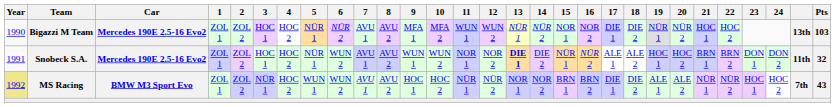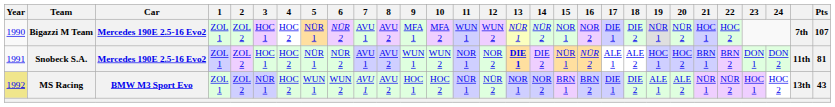(802, 32) 13th -> (802, 32) 7th
(822, 32) 103 -> (822, 32) 107
(341, 58) WUN 2 -> (340, 58) NÜR 2
(822, 58) 32 -> (822, 58) 81
(802, 84) 7th -> (802, 84) 13th
